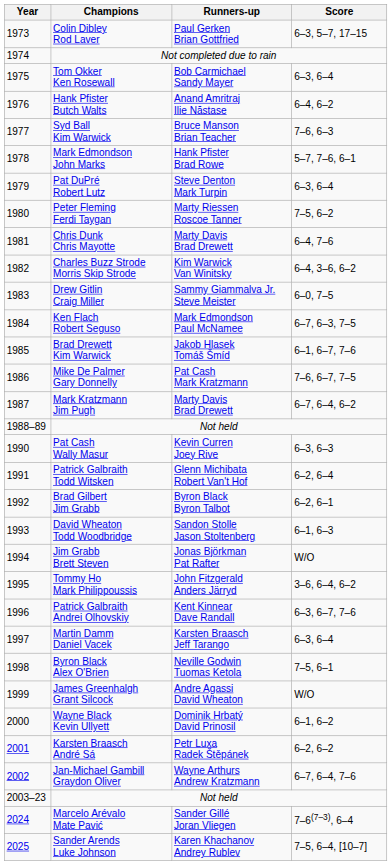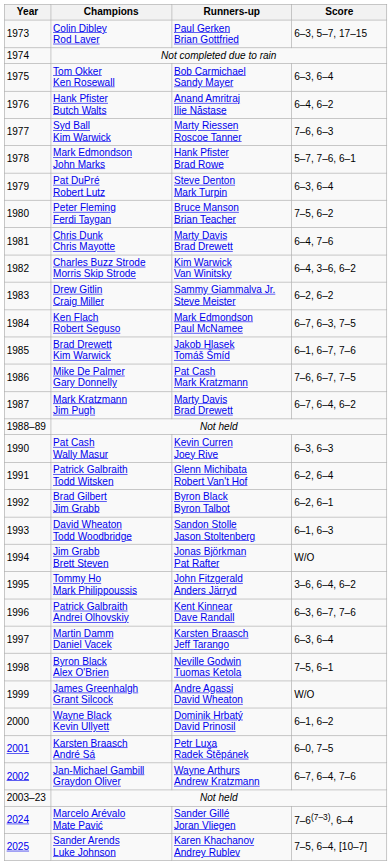(206, 132) Bruce Manson Brian Teacher -> (208, 132) Marty Riessen Roscoe Tanner
(208, 214) Marty Riessen Roscoe Tanner -> (206, 214) Bruce Manson Brian Teacher
(314, 296) 6–0, 7–5 -> (314, 296) 6–2, 6–2
(314, 749) 6–2, 6–2 -> (314, 749) 6–0, 7–5
